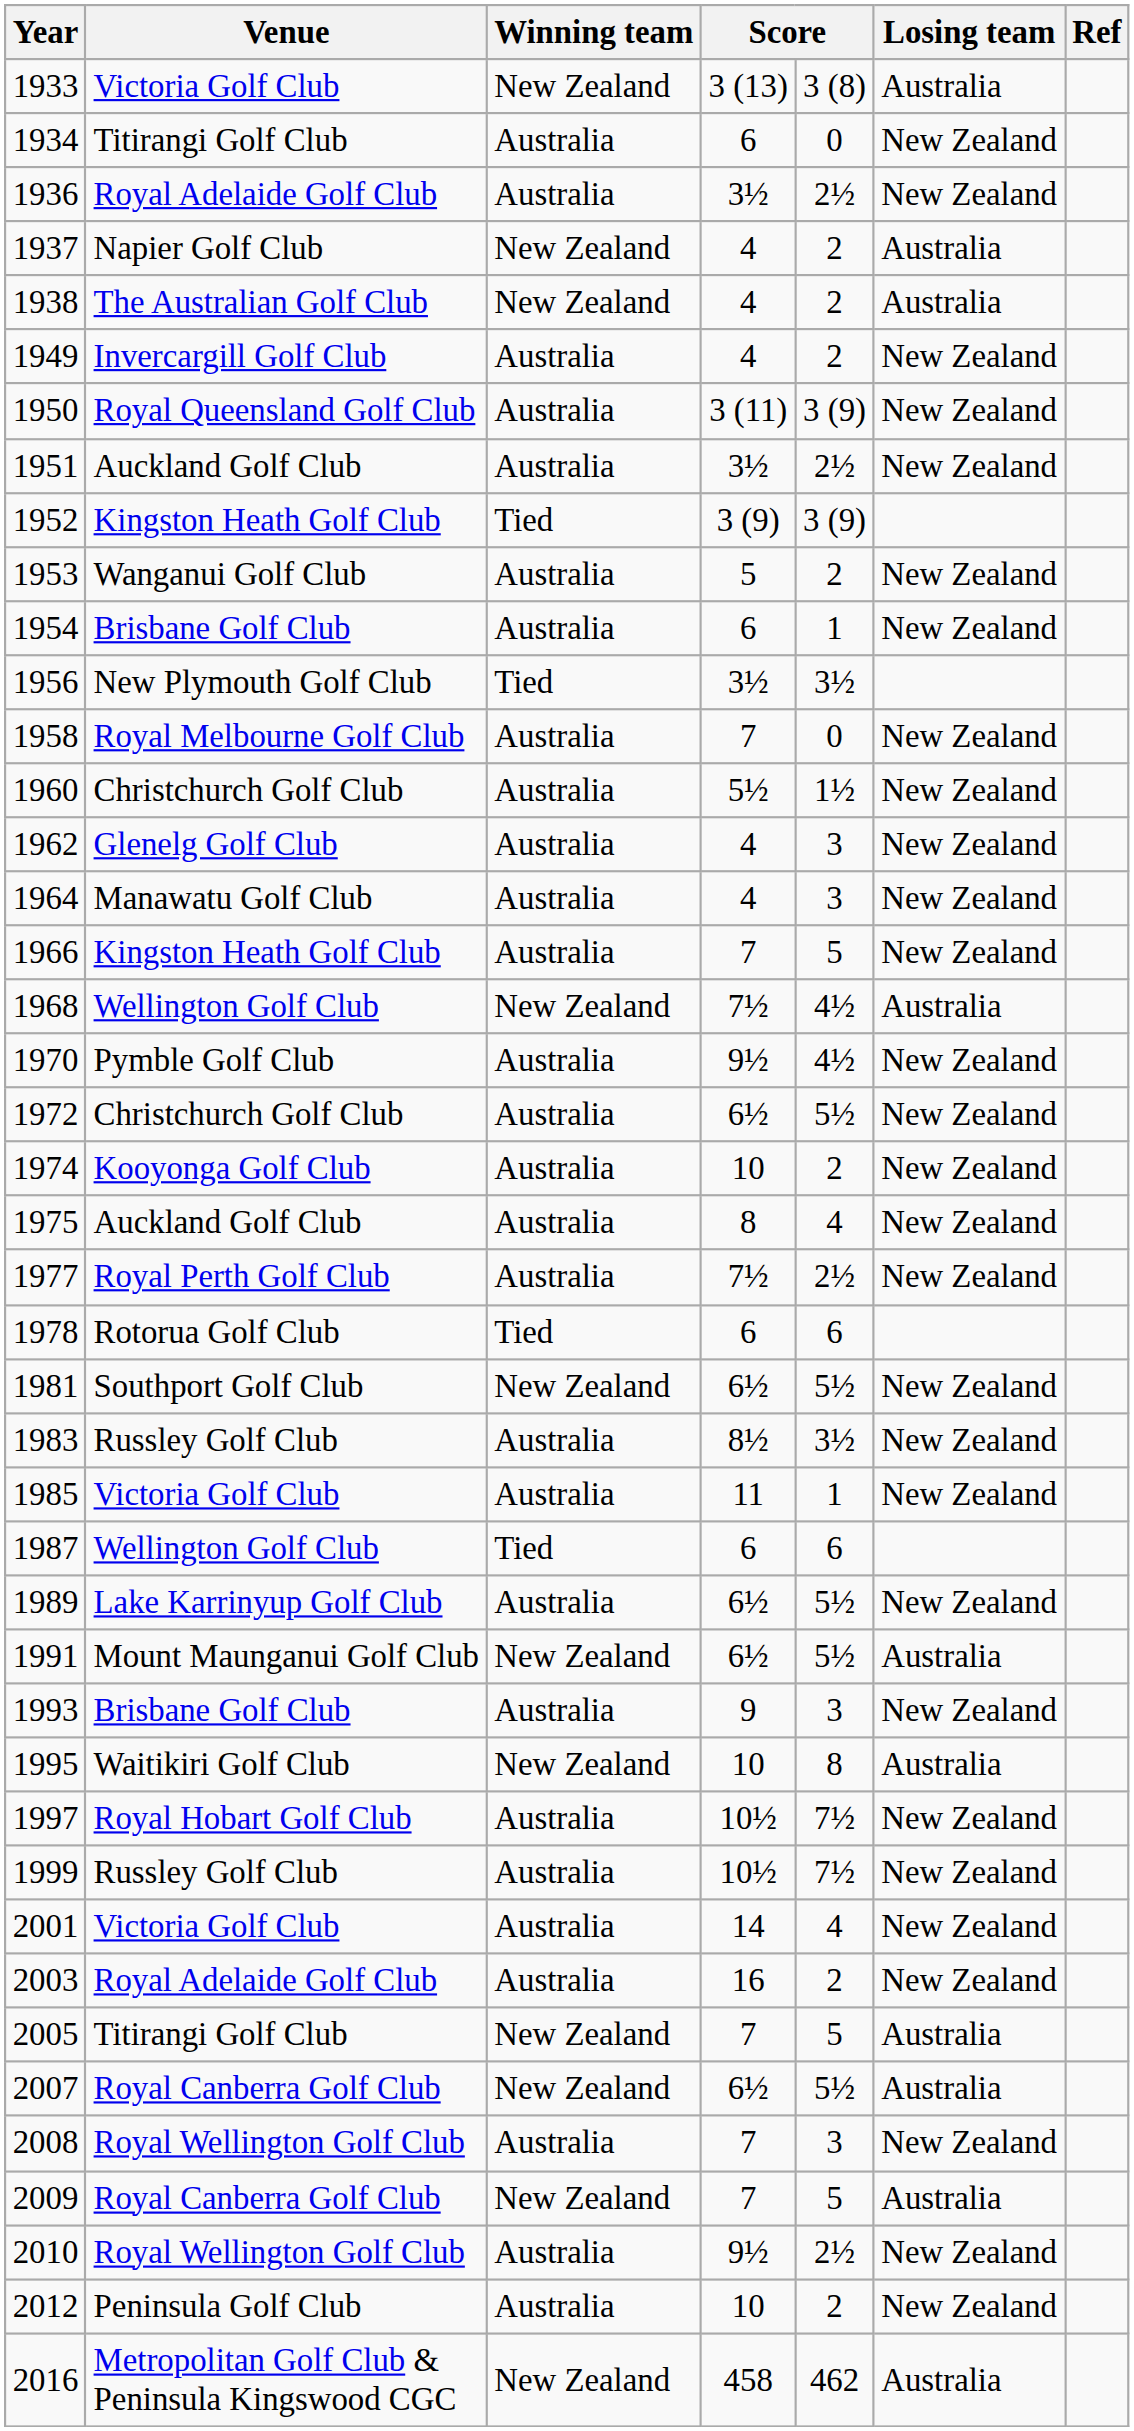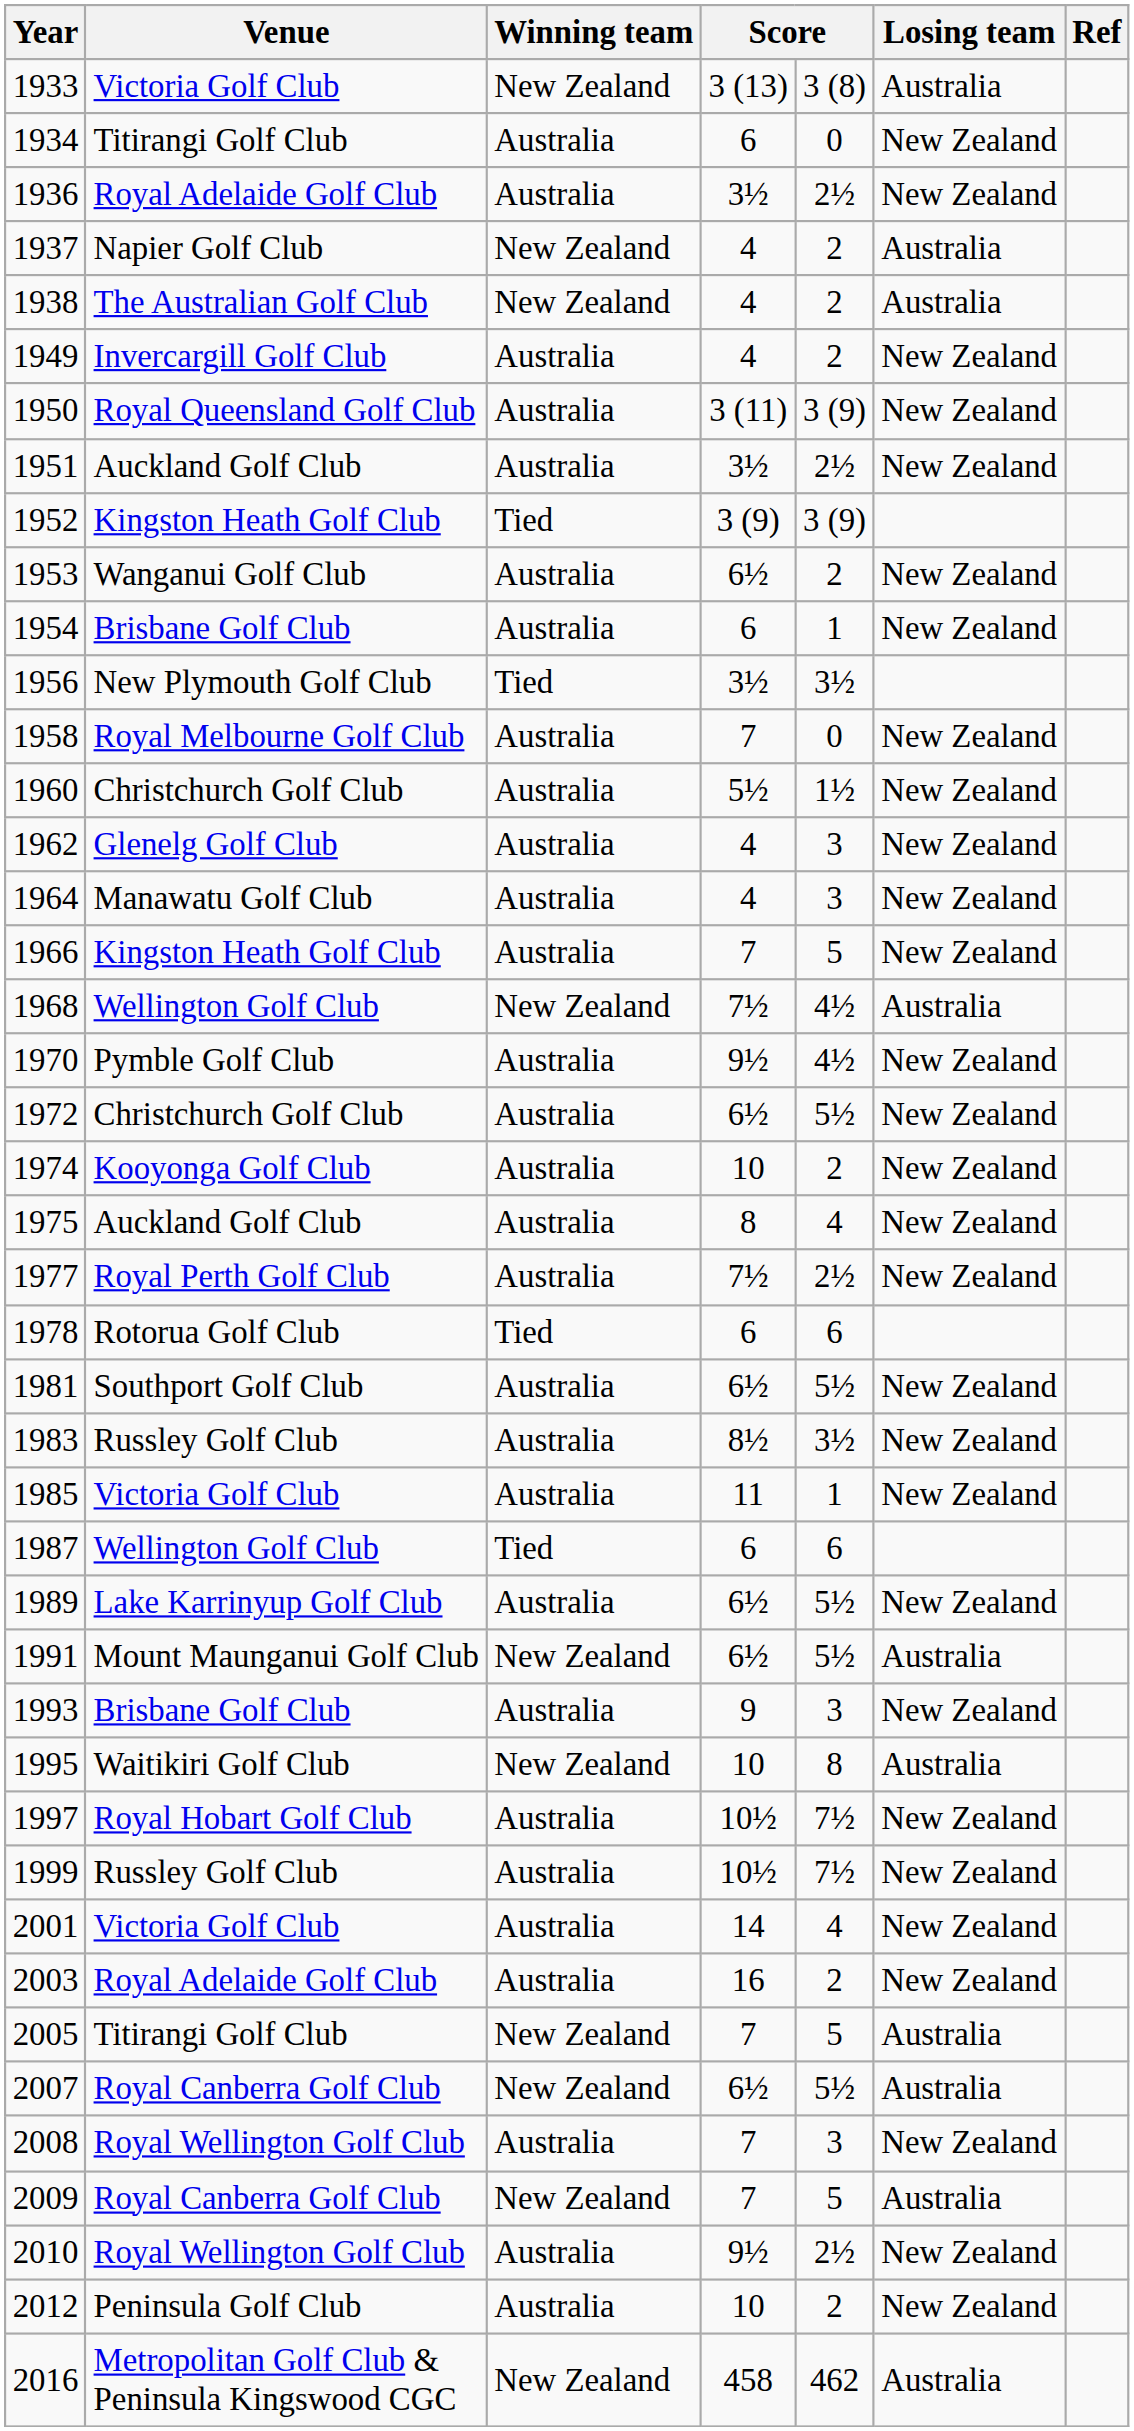(748, 573) 5 -> (748, 573) 6½
(582, 1385) New Zealand -> (554, 1385) Australia
